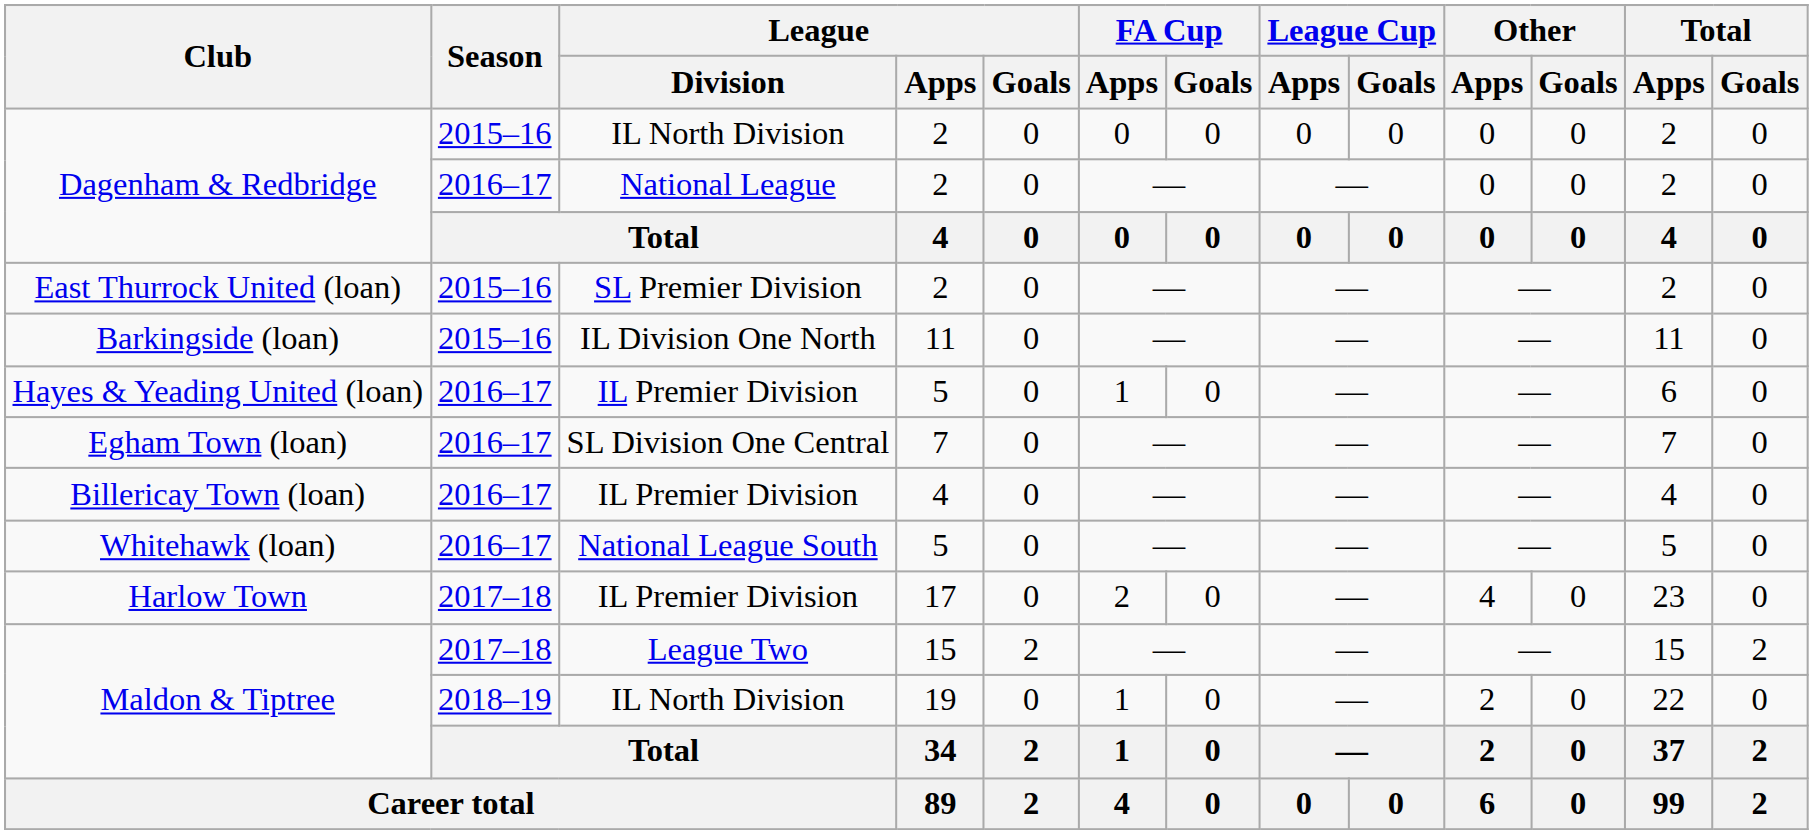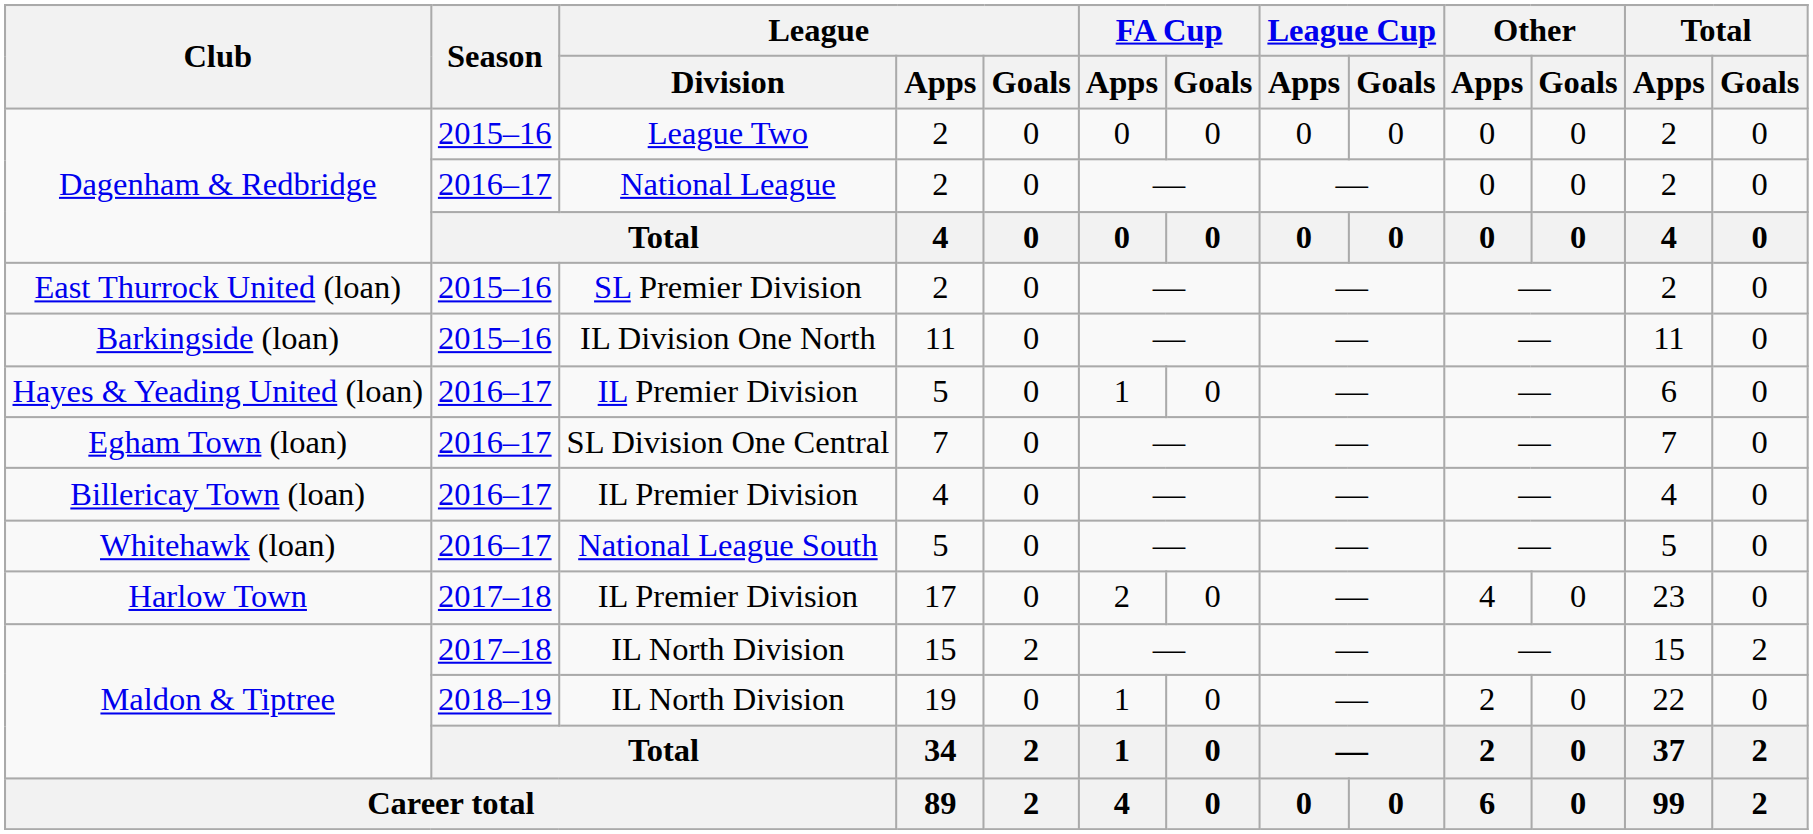(728, 133) IL North Division -> (728, 133) League Two
(728, 648) League Two -> (728, 648) IL North Division
